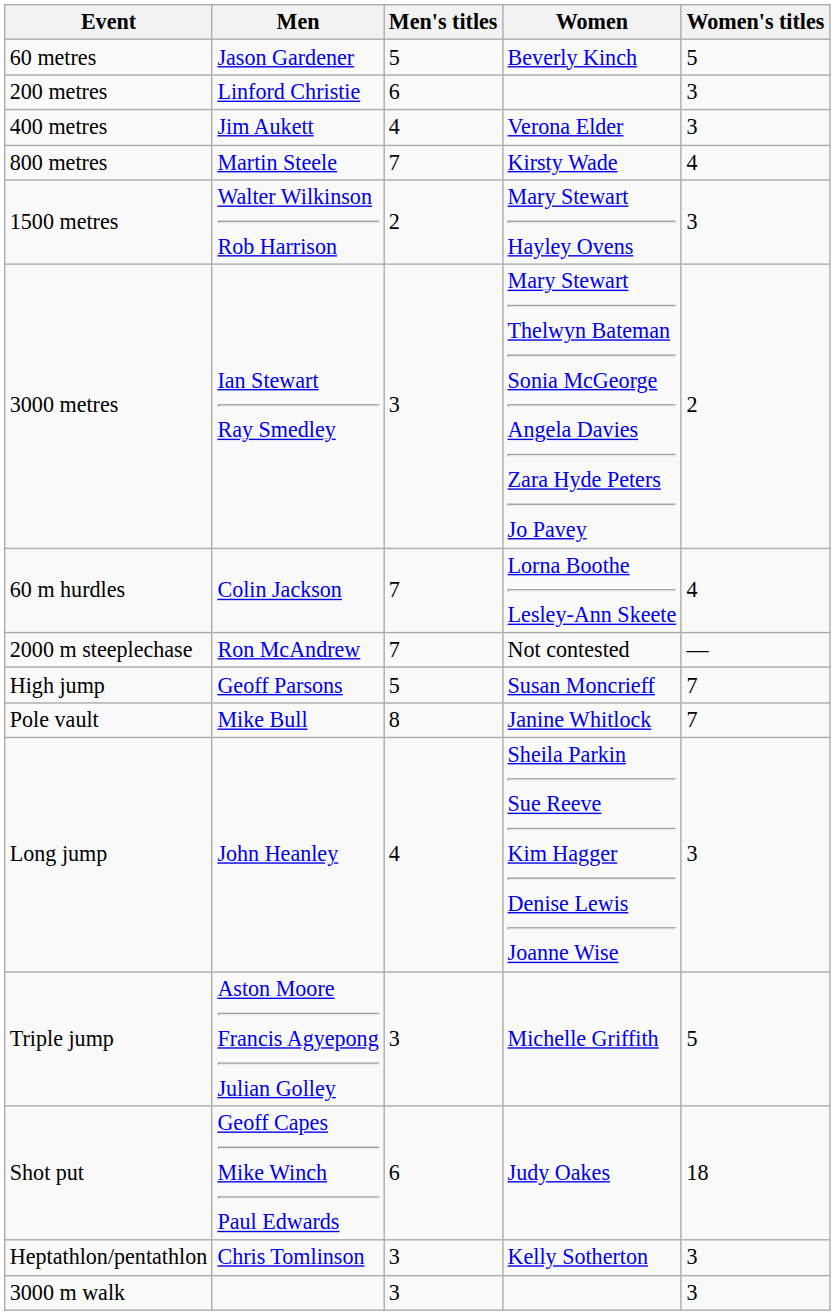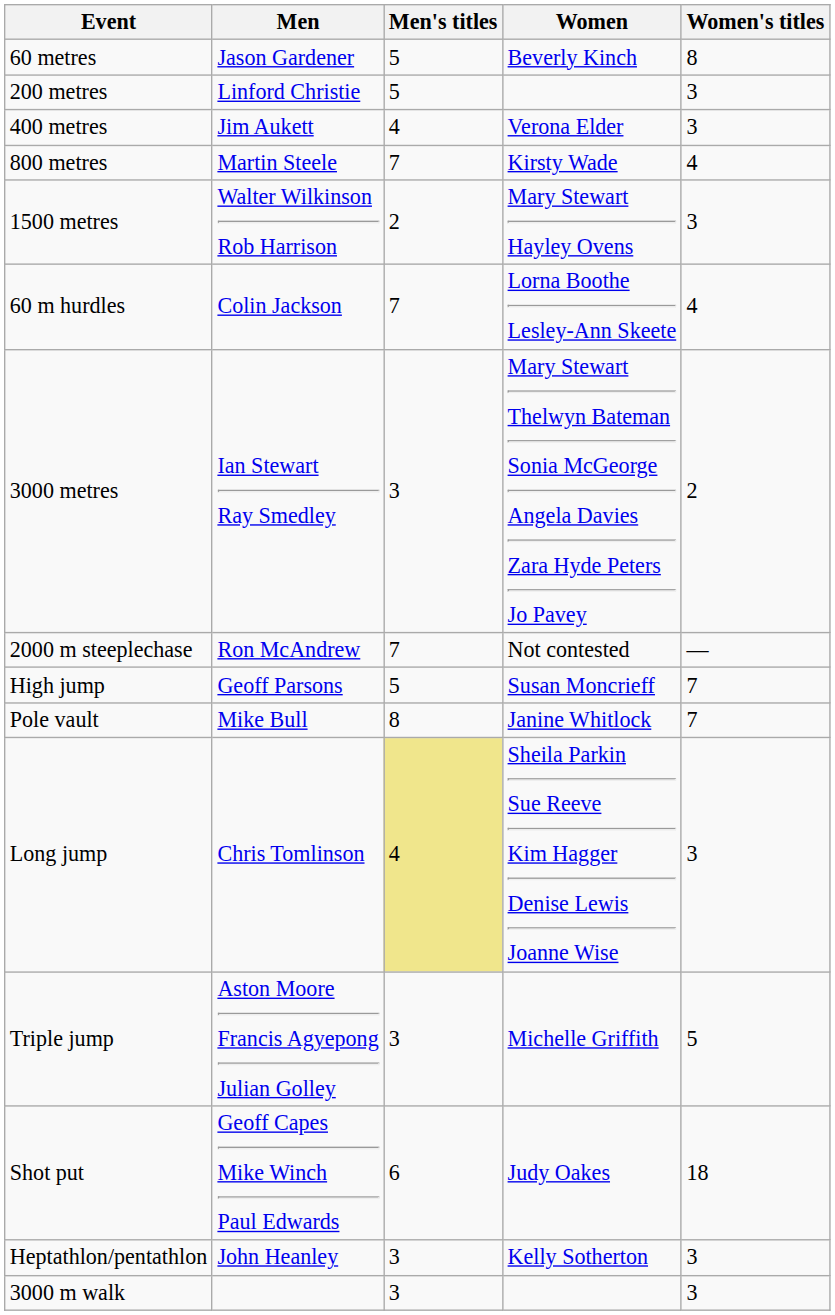(692, 57) 5 -> (692, 57) 8
(394, 92) 6 -> (394, 92) 5
rows swapped: (64, 405) <-> (67, 590)
(278, 854) John Heanley -> (291, 854) Chris Tomlinson
(394, 854) no background -> (394, 854) khaki background
(291, 1257) Chris Tomlinson -> (278, 1257) John Heanley
